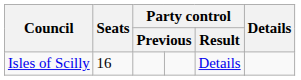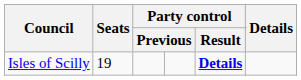(104, 63) 16 -> (104, 63) 19
(220, 63) normal -> (220, 63) bold
